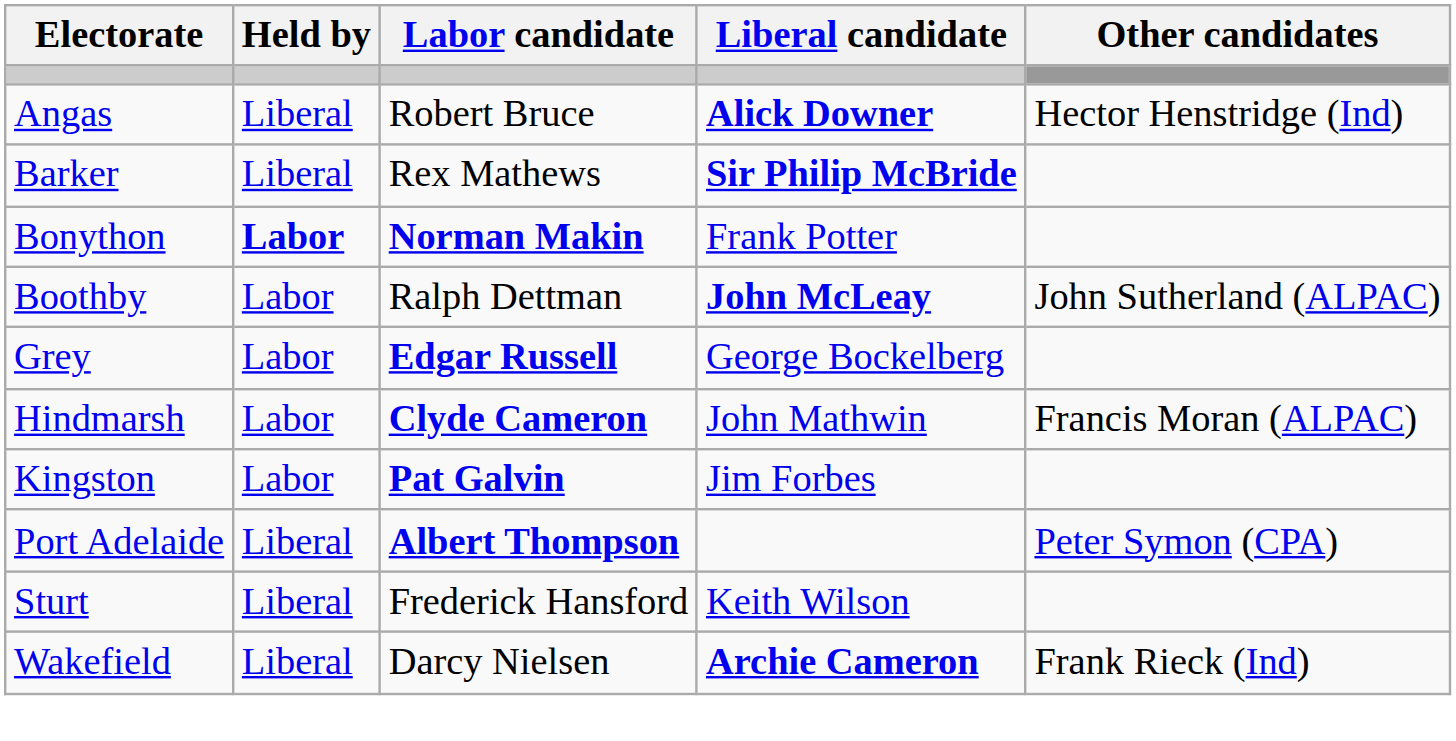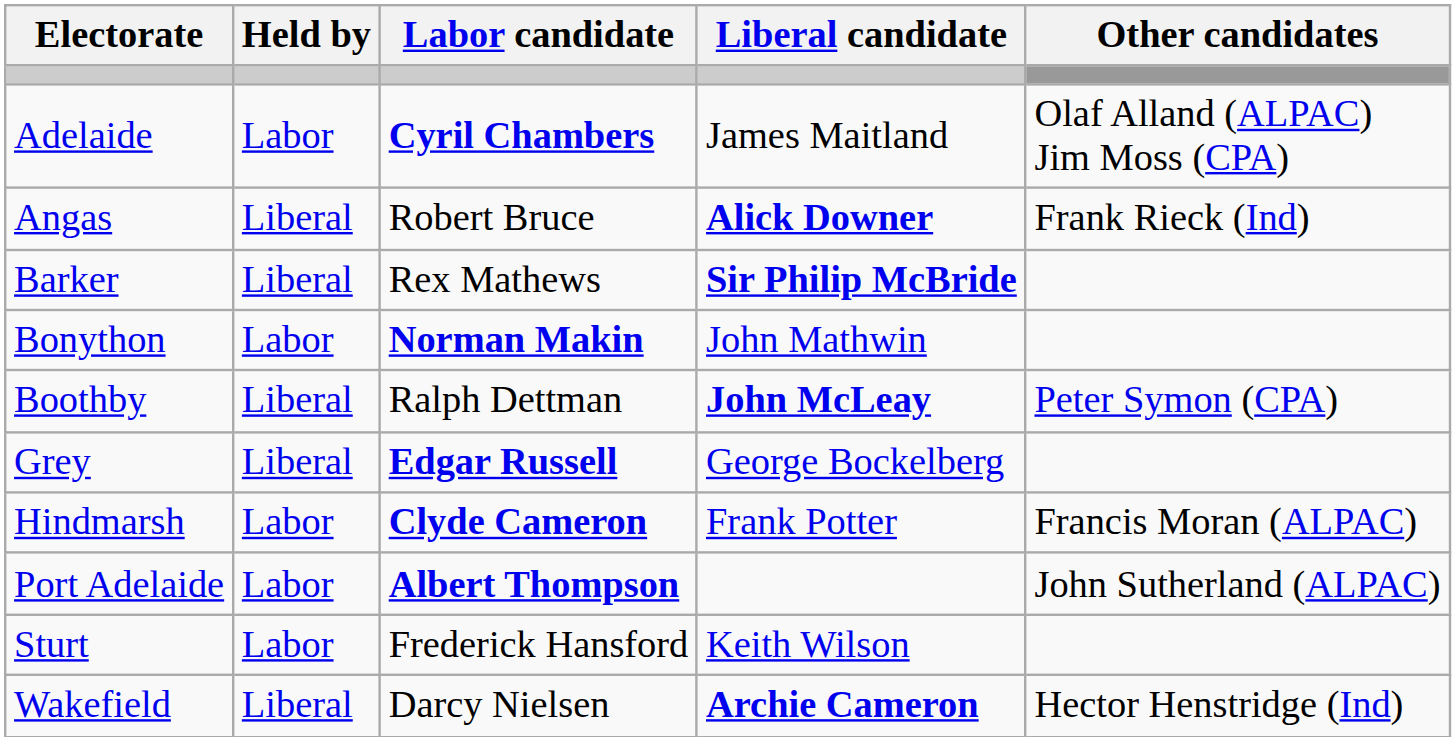+ row: (83, 135)
(1219, 113) Hector Henstridge (Ind) -> (1172, 217) Frank Rieck (Ind)
(293, 235) bold -> (288, 339) normal
(801, 235) Frank Potter -> (816, 339) John Mathwin
(288, 296) Labor -> (297, 400) Liberal
(1237, 296) John Sutherland (ALPAC) -> (1186, 400) Peter Symon (CPA)
(288, 357) Labor -> (297, 461) Liberal
(816, 418) John Mathwin -> (801, 522) Frank Potter
- row: (84, 478)
(297, 539) Liberal -> (288, 583) Labor
(1186, 539) Peter Symon (CPA) -> (1237, 583) John Sutherland (ALPAC)
(297, 600) Liberal -> (288, 643) Labor
(1172, 661) Frank Rieck (Ind) -> (1219, 704) Hector Henstridge (Ind)
